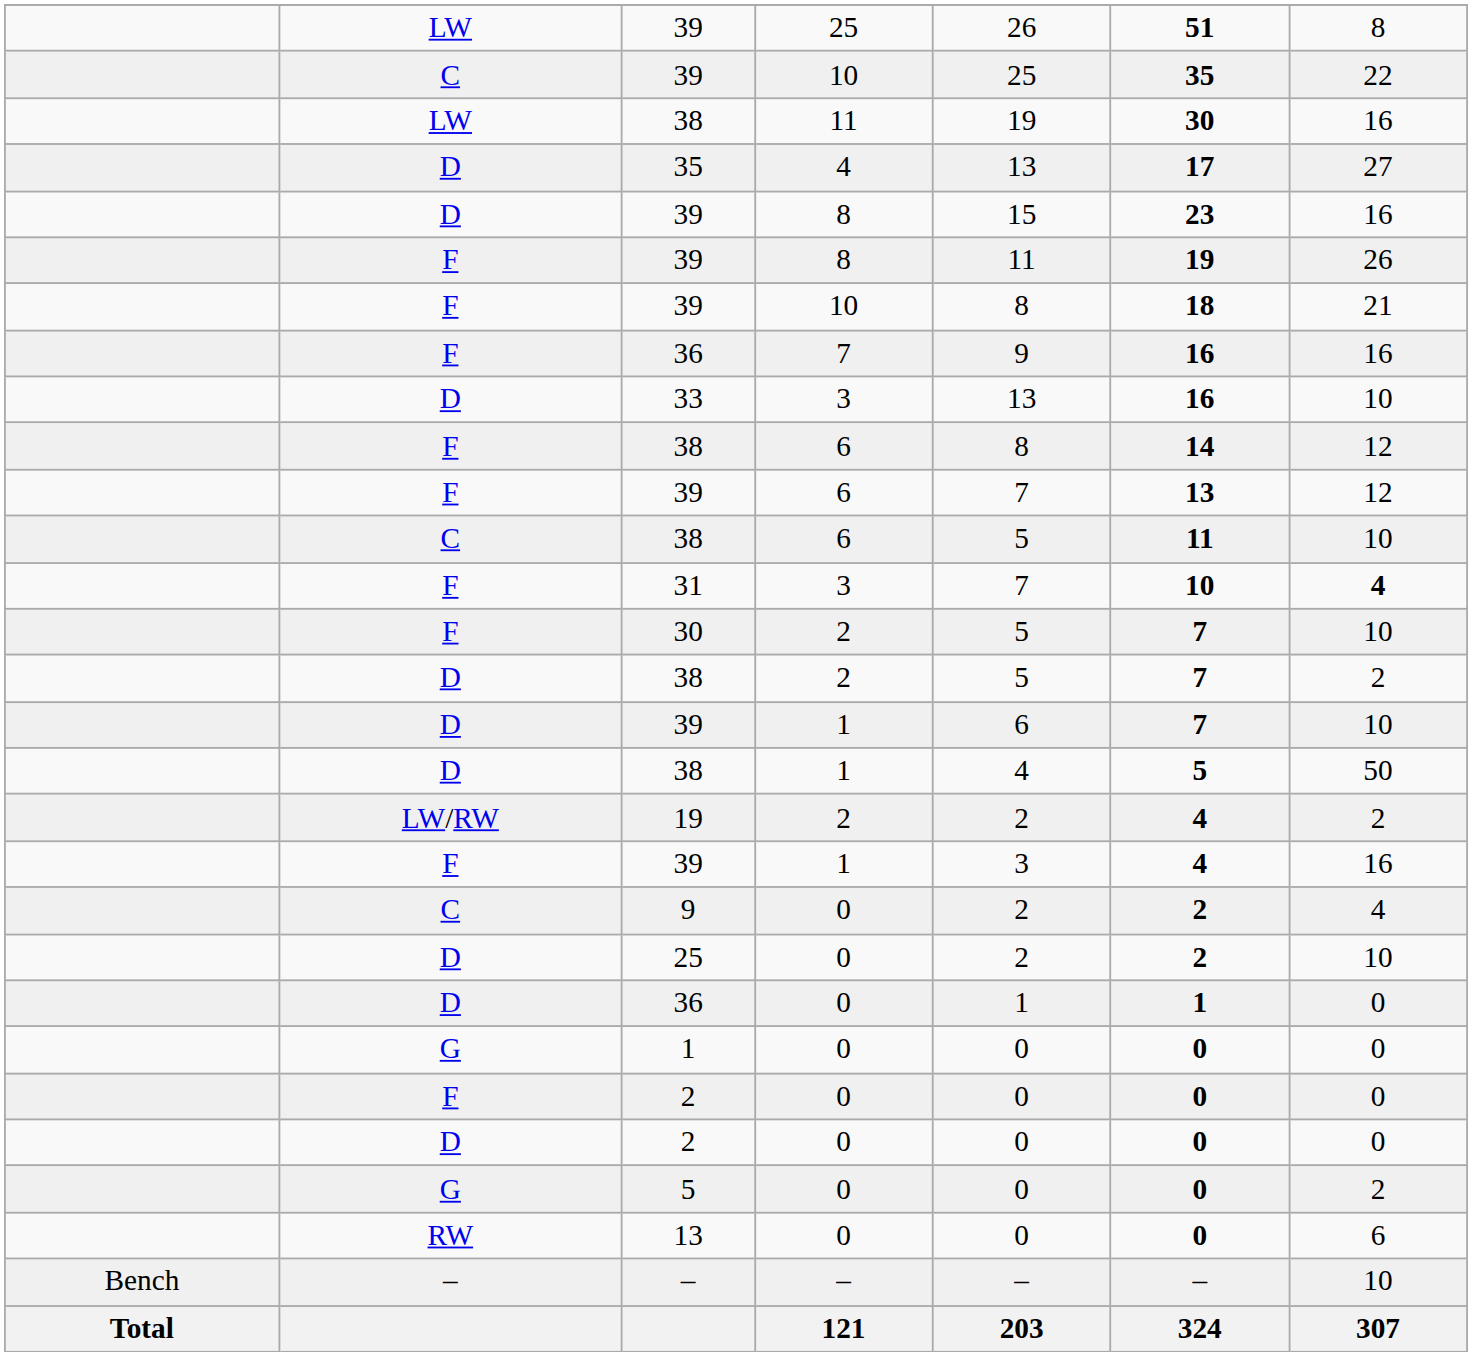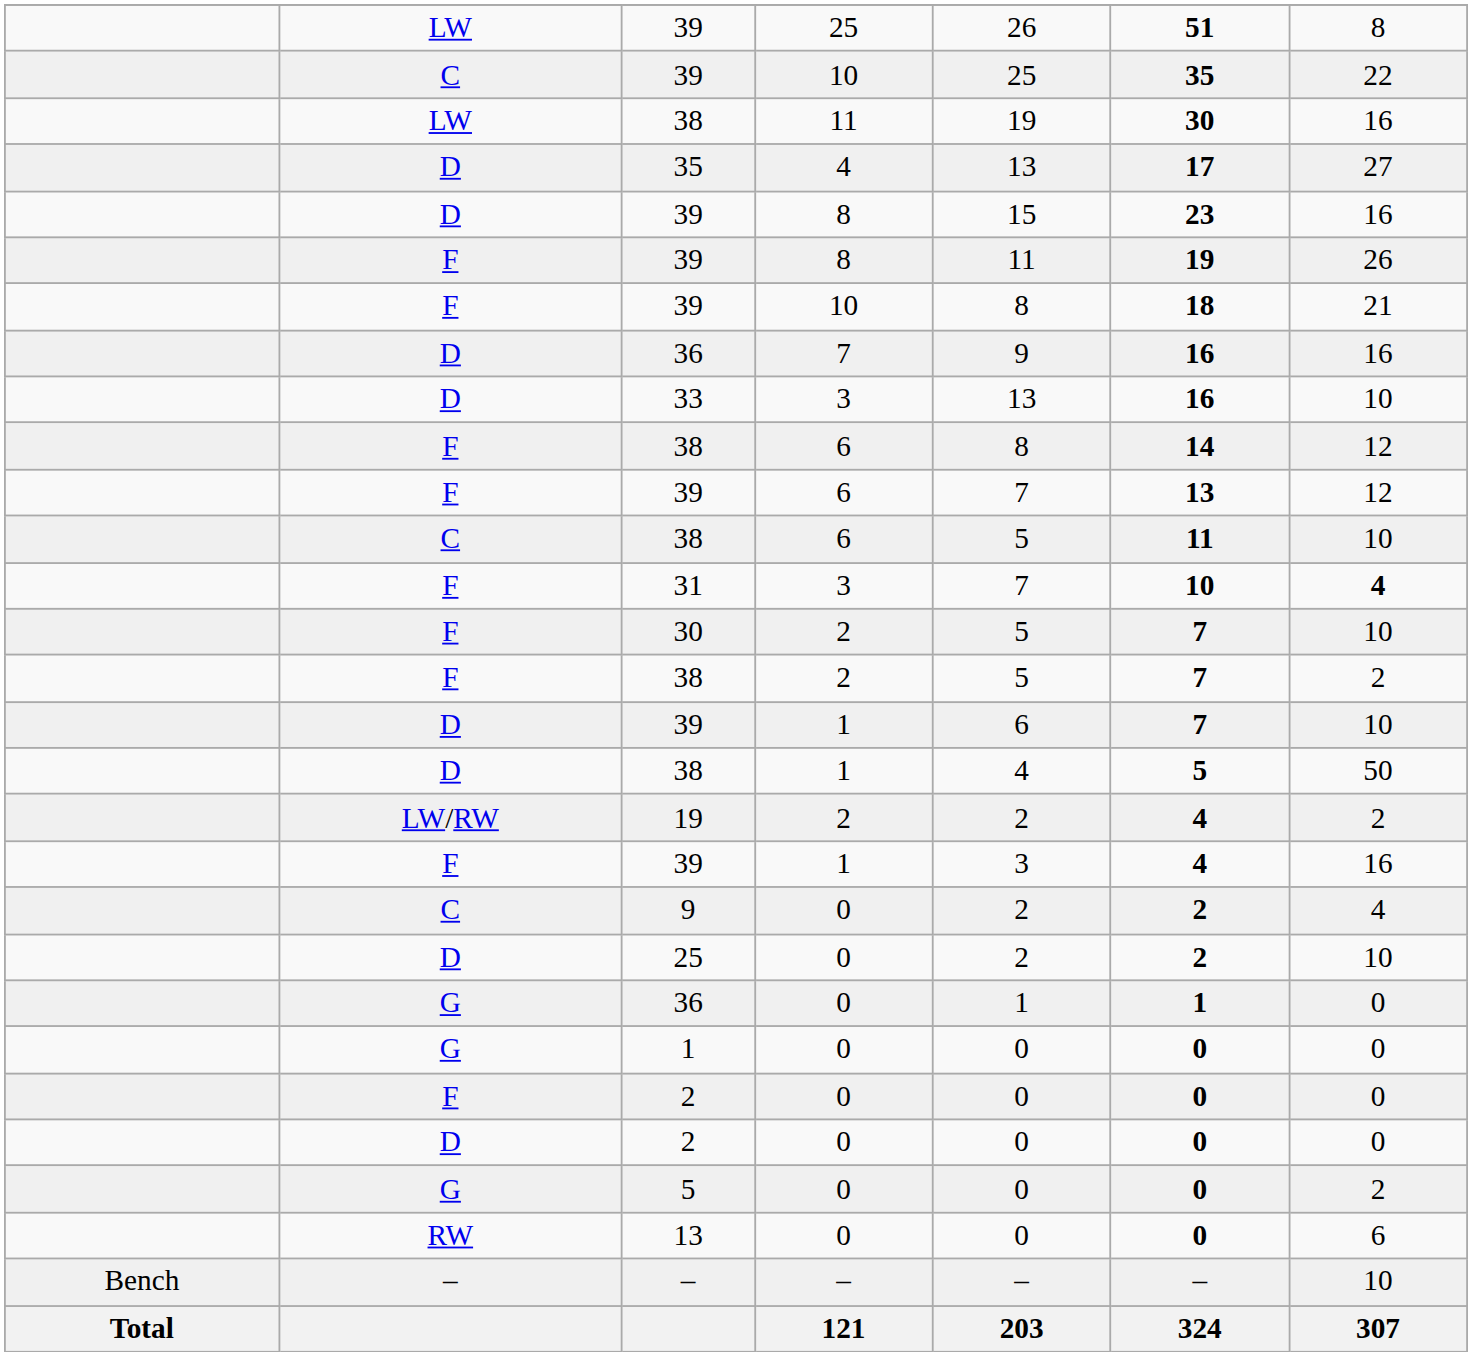(450, 352) F -> (450, 352) D
(450, 677) D -> (450, 677) F
(450, 1002) D -> (450, 1002) G
